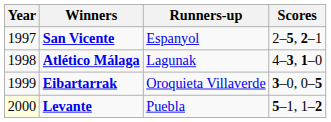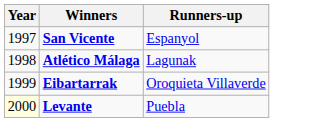- column: (297, 15)
